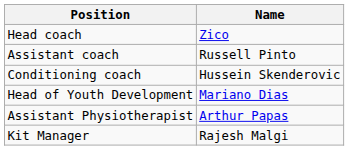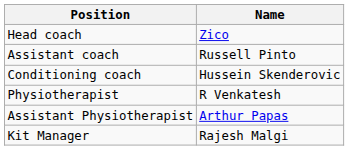- row: (100, 95)
+ row: (63, 95)
